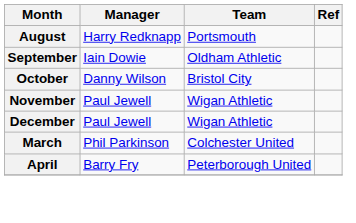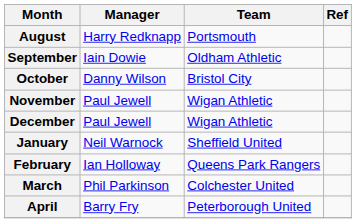+ row: (42, 143)
+ row: (42, 164)
